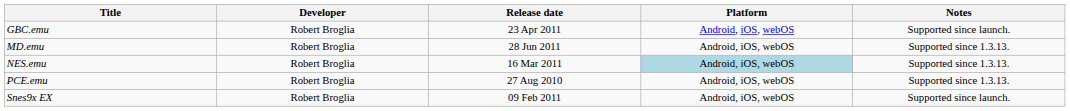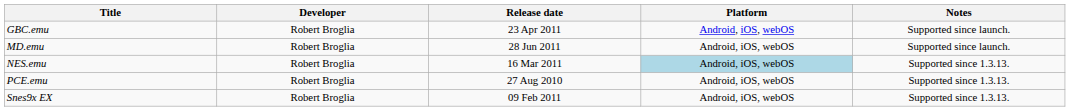(959, 47) Supported since 1.3.13. -> (959, 47) Supported since launch.
(959, 98) Supported since launch. -> (959, 98) Supported since 1.3.13.
